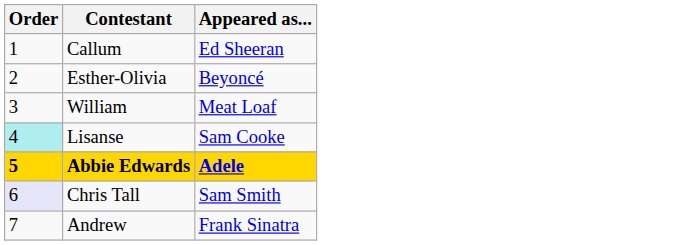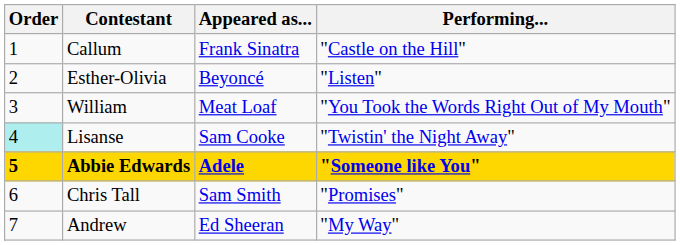+ column: (495, 19)
(241, 48) Ed Sheeran -> (249, 48) Frank Sinatra
(13, 195) lavender background -> (13, 195) no background
(249, 225) Frank Sinatra -> (241, 225) Ed Sheeran
